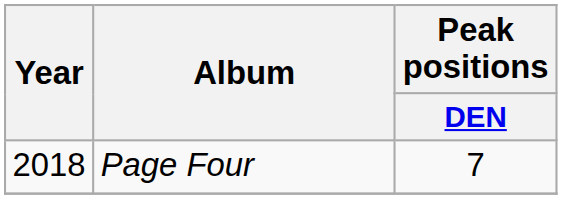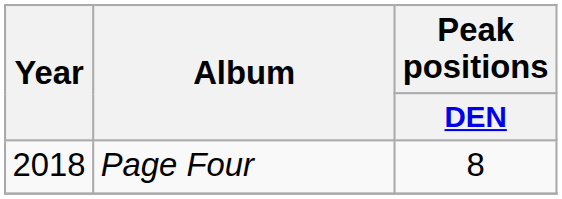(476, 166) 7 -> (476, 166) 8
